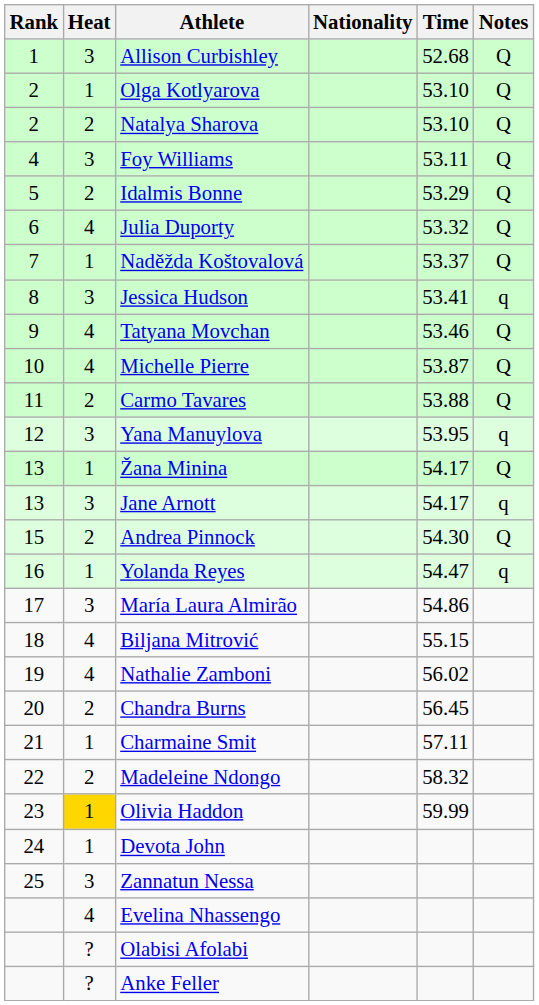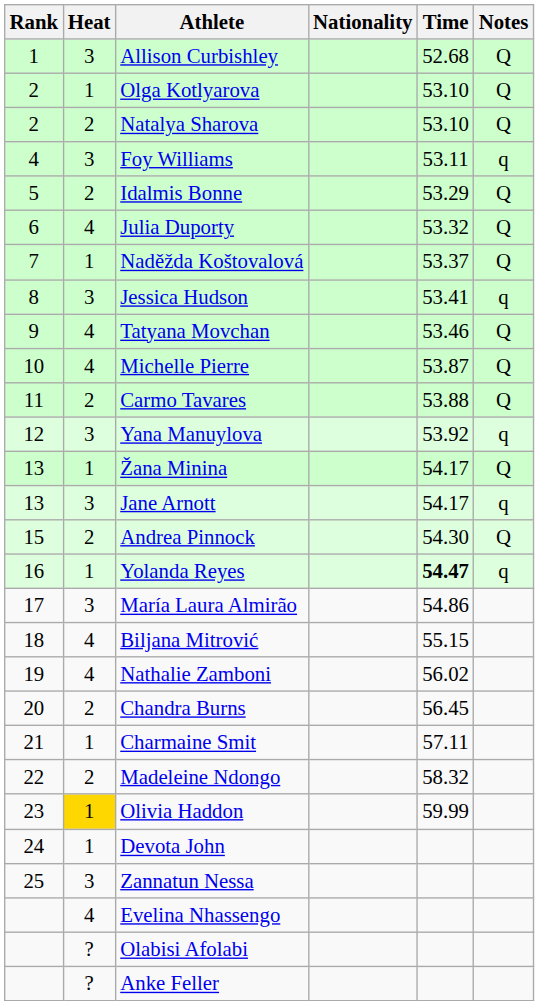(504, 159) Q -> (504, 159) q
(446, 433) 53.95 -> (446, 433) 53.92
(446, 571) normal -> (446, 571) bold
